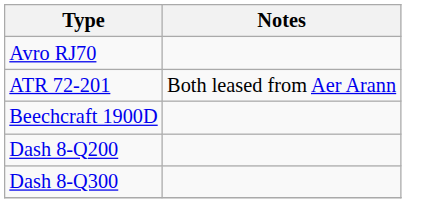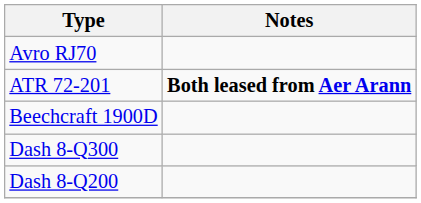(282, 85) normal -> (289, 85) bold
rows swapped: (64, 149) <-> (64, 181)
